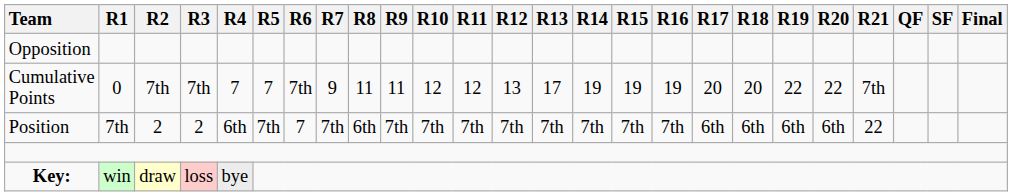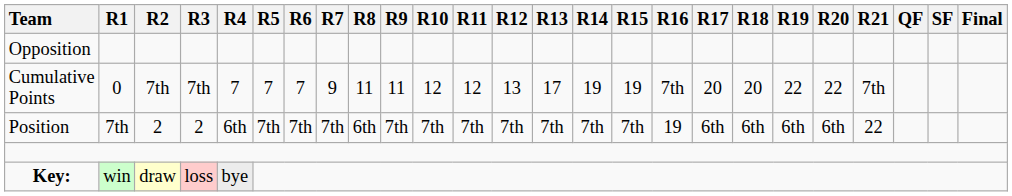(300, 87) 7th -> (300, 87) 7
(673, 87) 19 -> (673, 87) 7th
(300, 127) 7 -> (300, 127) 7th
(673, 127) 7th -> (673, 127) 19
